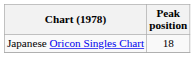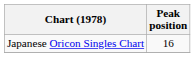(168, 43) 18 -> (168, 43) 16
